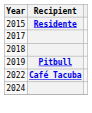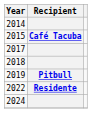+ row: (16, 24)
(55, 24) Residente -> (55, 37) Café Tacuba
(55, 75) Café Tacuba -> (55, 88) Residente
